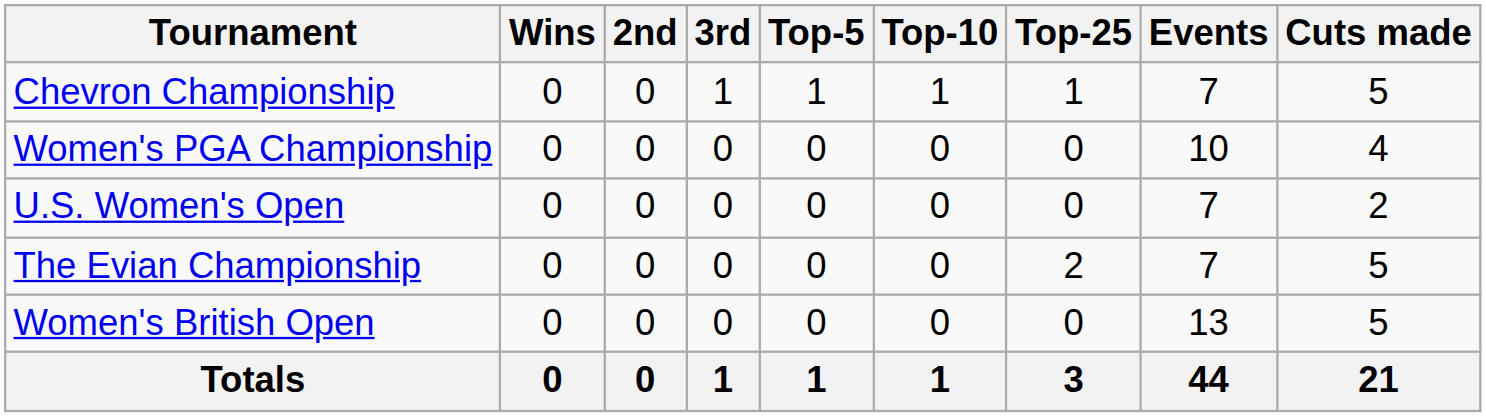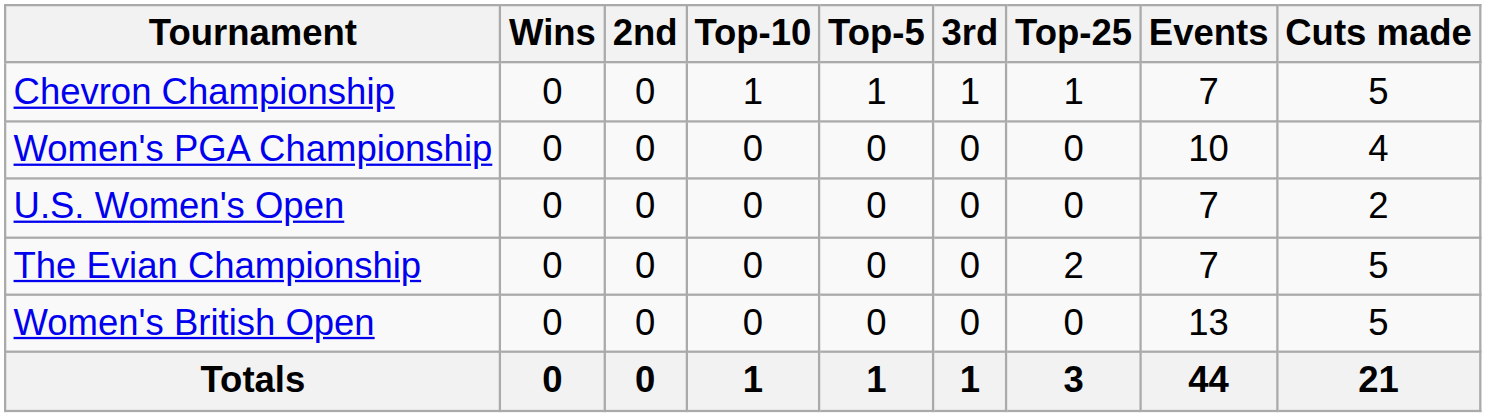columns swapped: (723, 33) <-> (940, 33)
